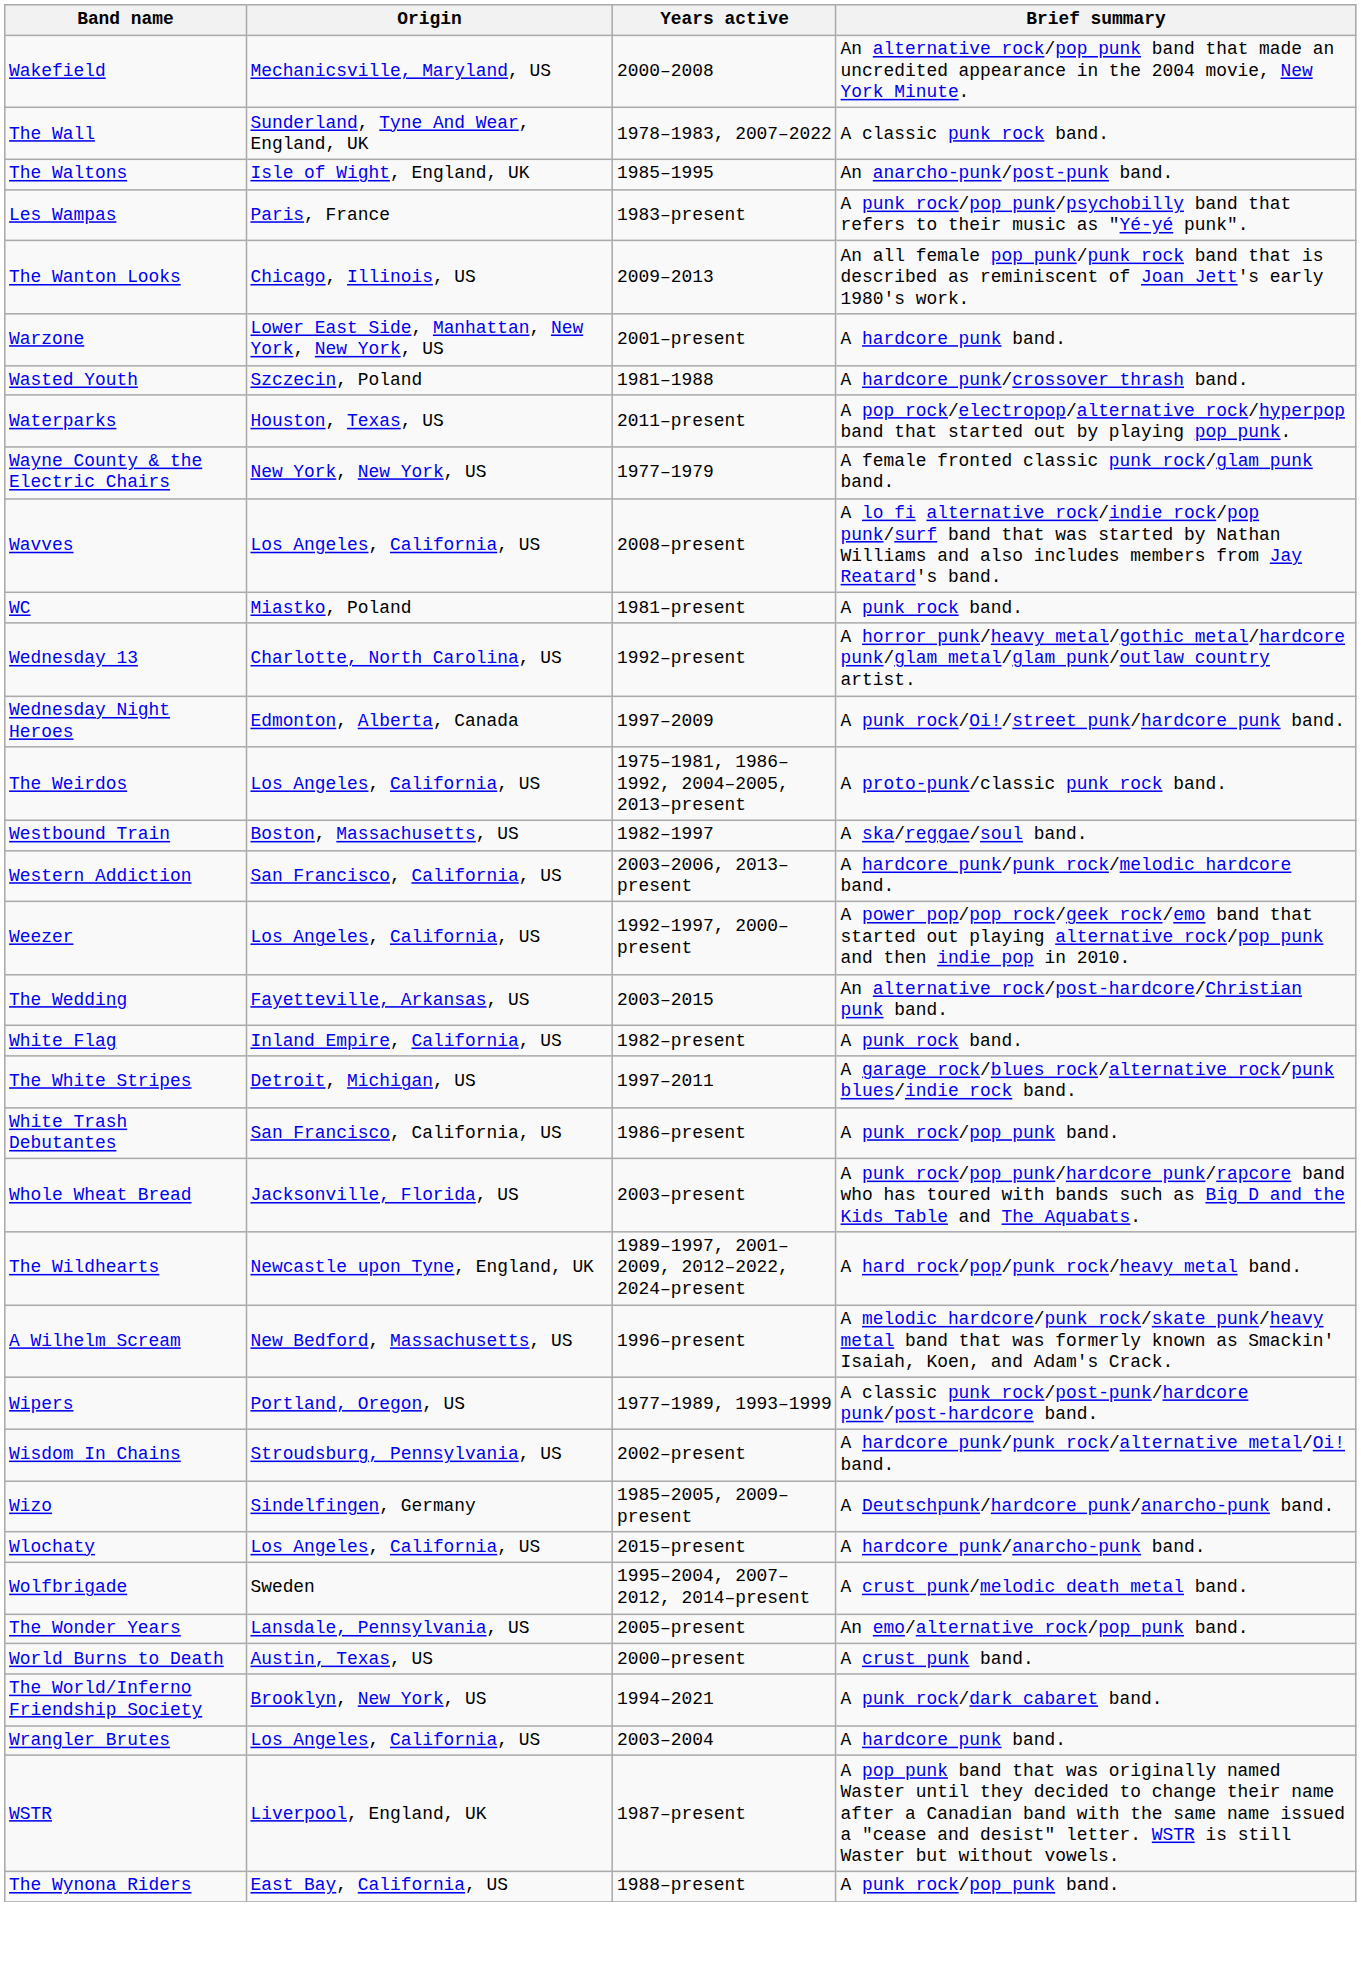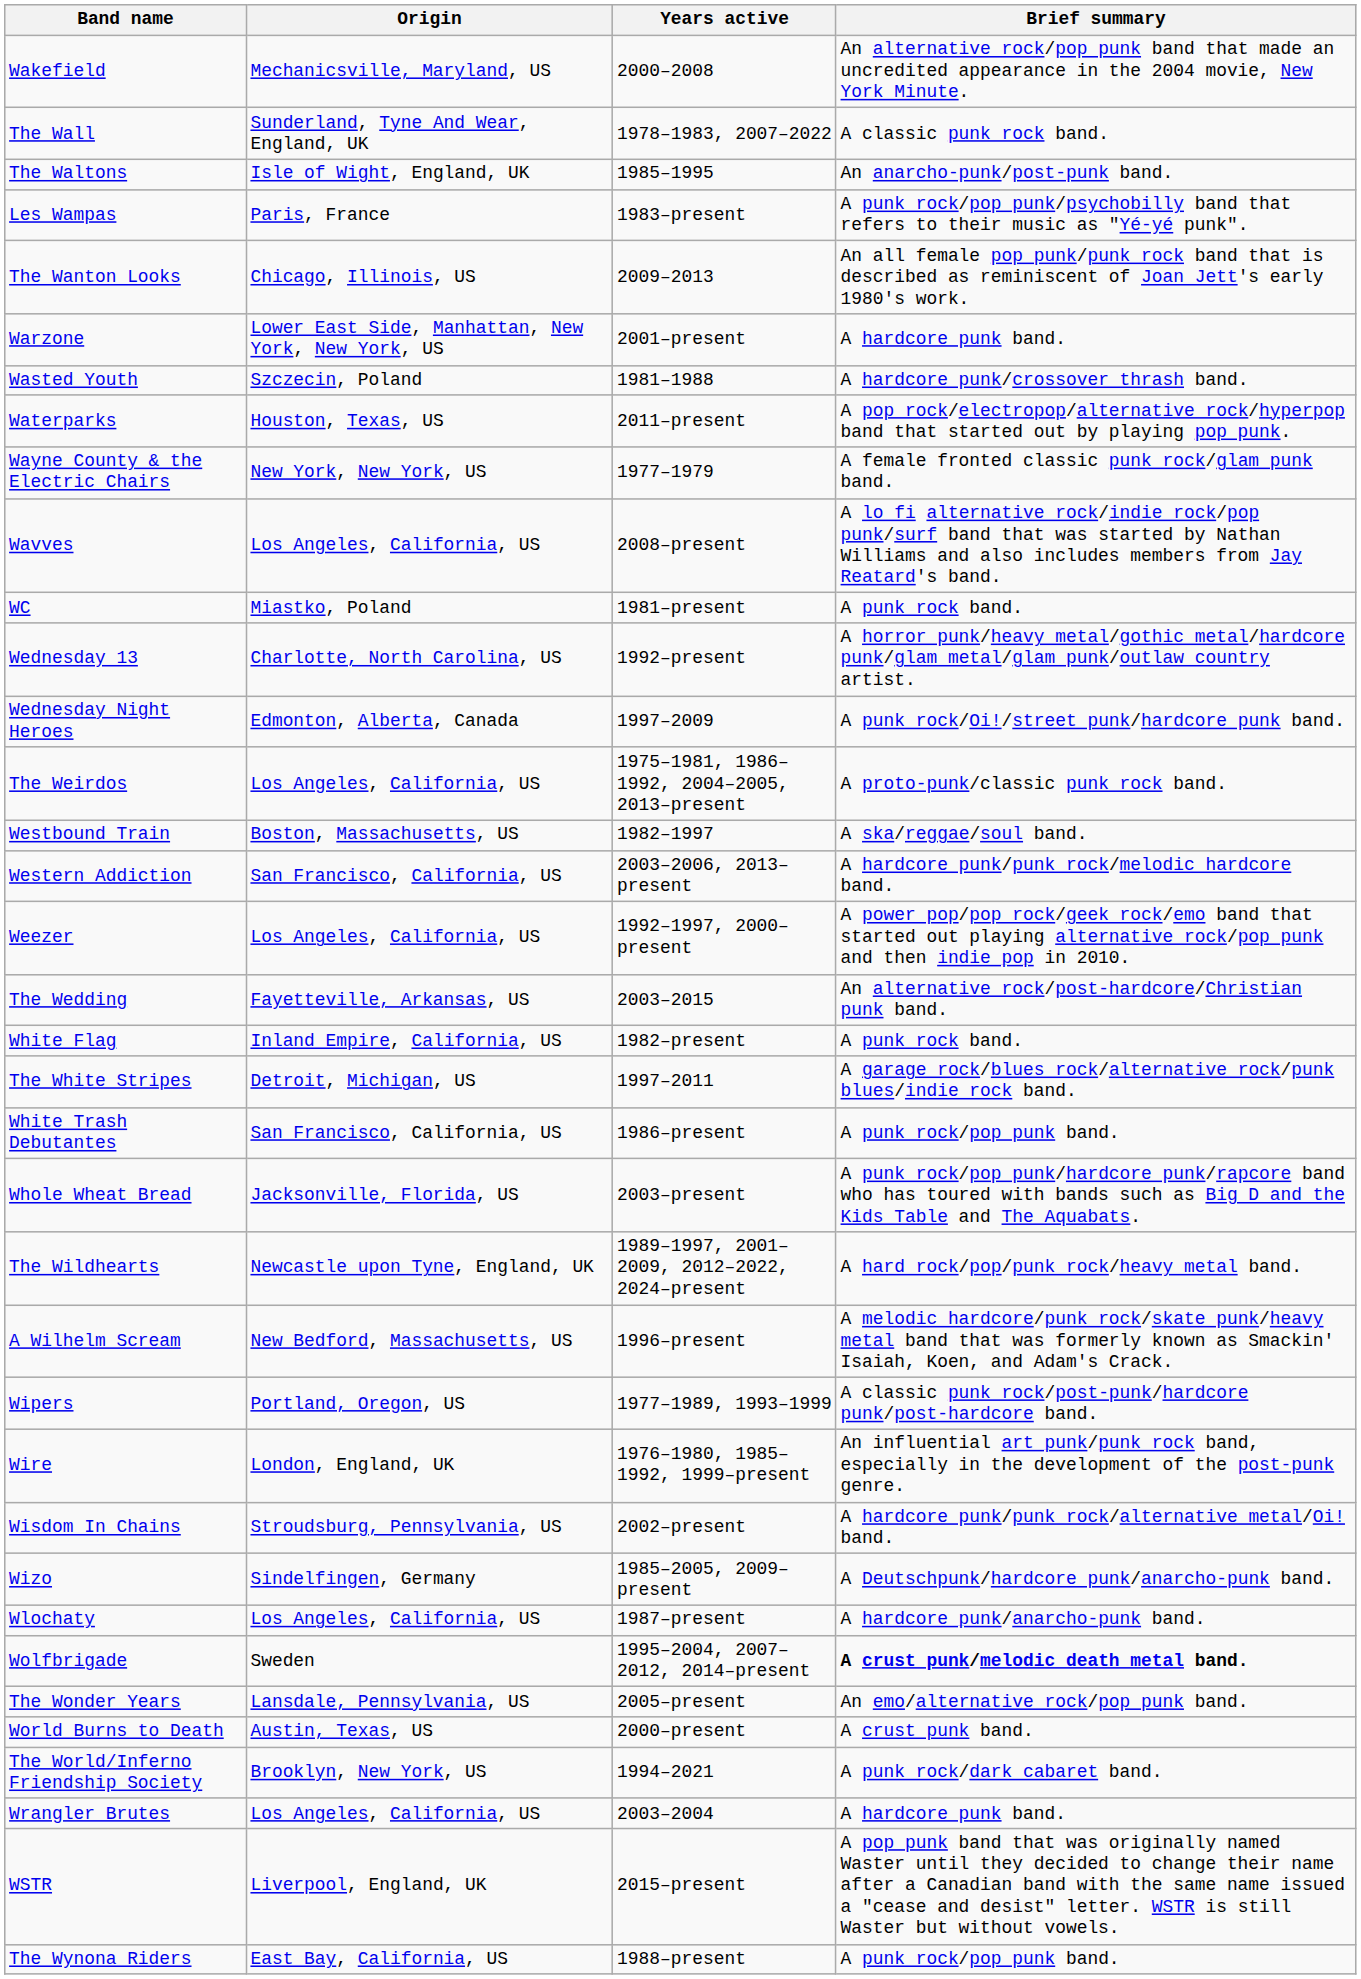+ row: (31, 1465)
(682, 1547) 2015–present -> (682, 1620) 1987–present
(1044, 1588) normal -> (1044, 1661) bold
(682, 1813) 1987–present -> (682, 1886) 2015–present
